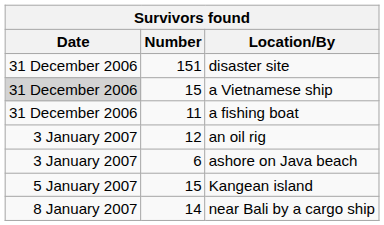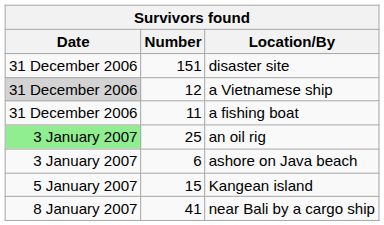(193, 89) 15 -> (193, 89) 12
(85, 137) no background -> (85, 137) lightgreen background
(193, 137) 12 -> (193, 137) 25
(193, 209) 14 -> (193, 209) 41
